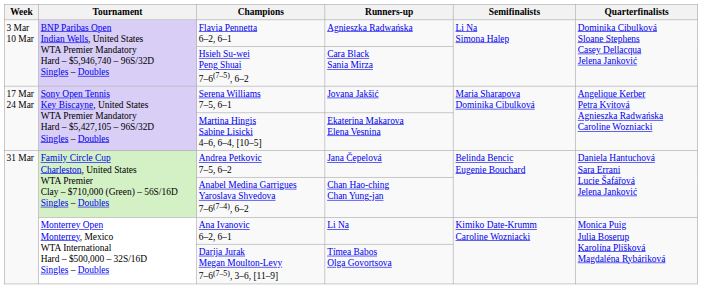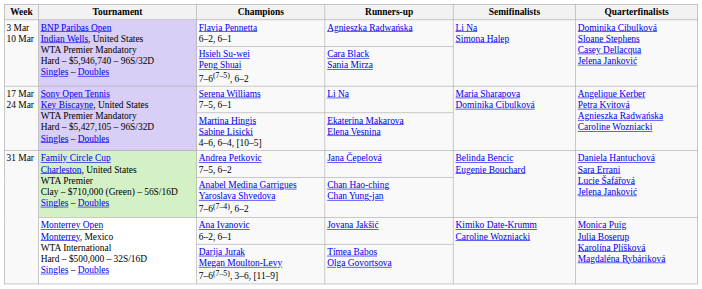(353, 94) Jovana Jakšić -> (338, 94) Li Na
(338, 225) Li Na -> (353, 225) Jovana Jakšić
